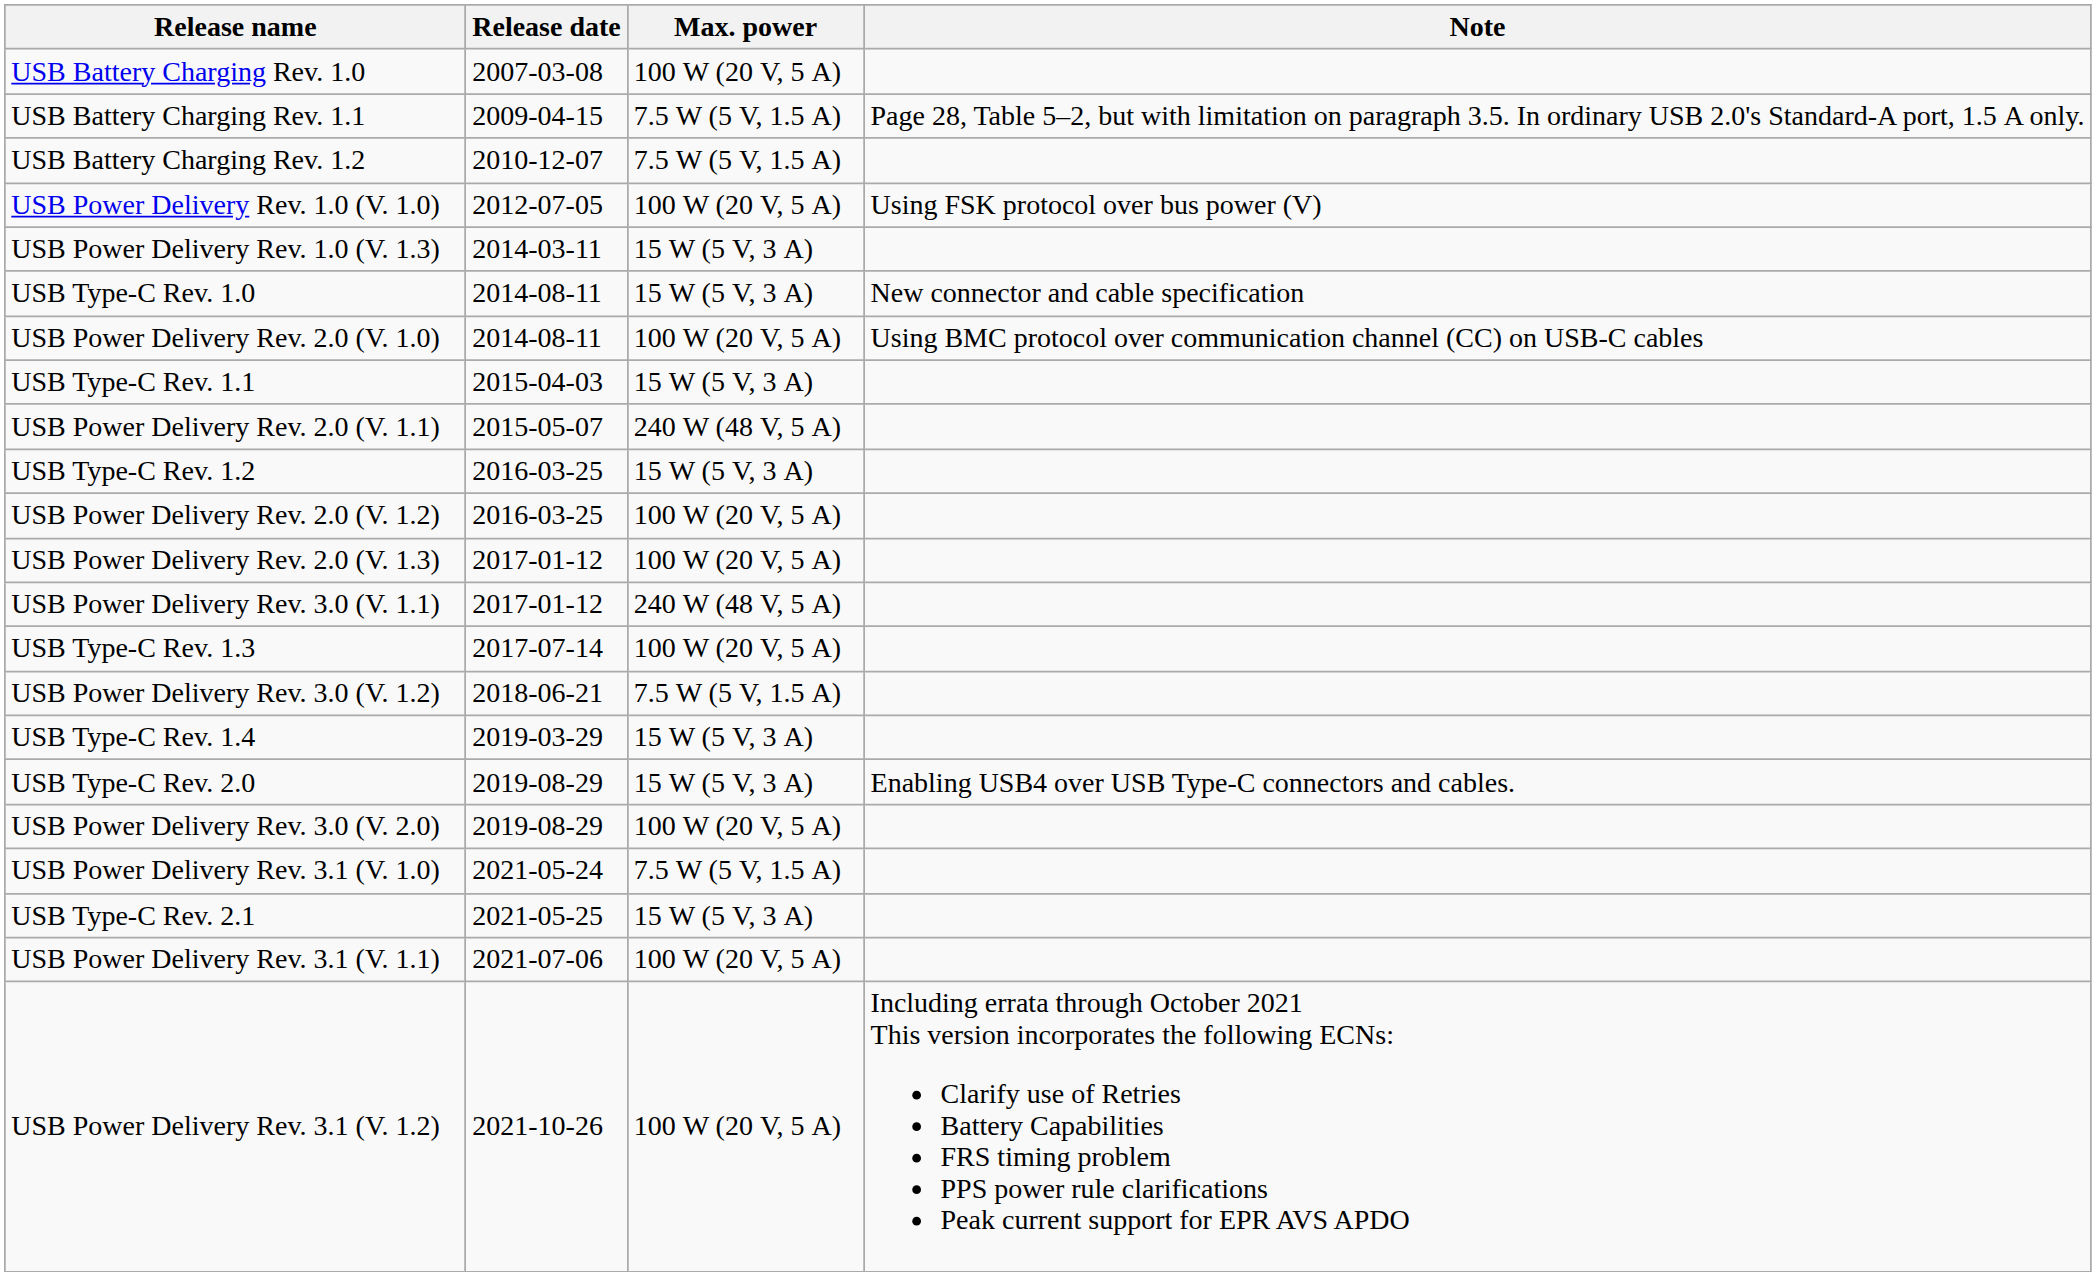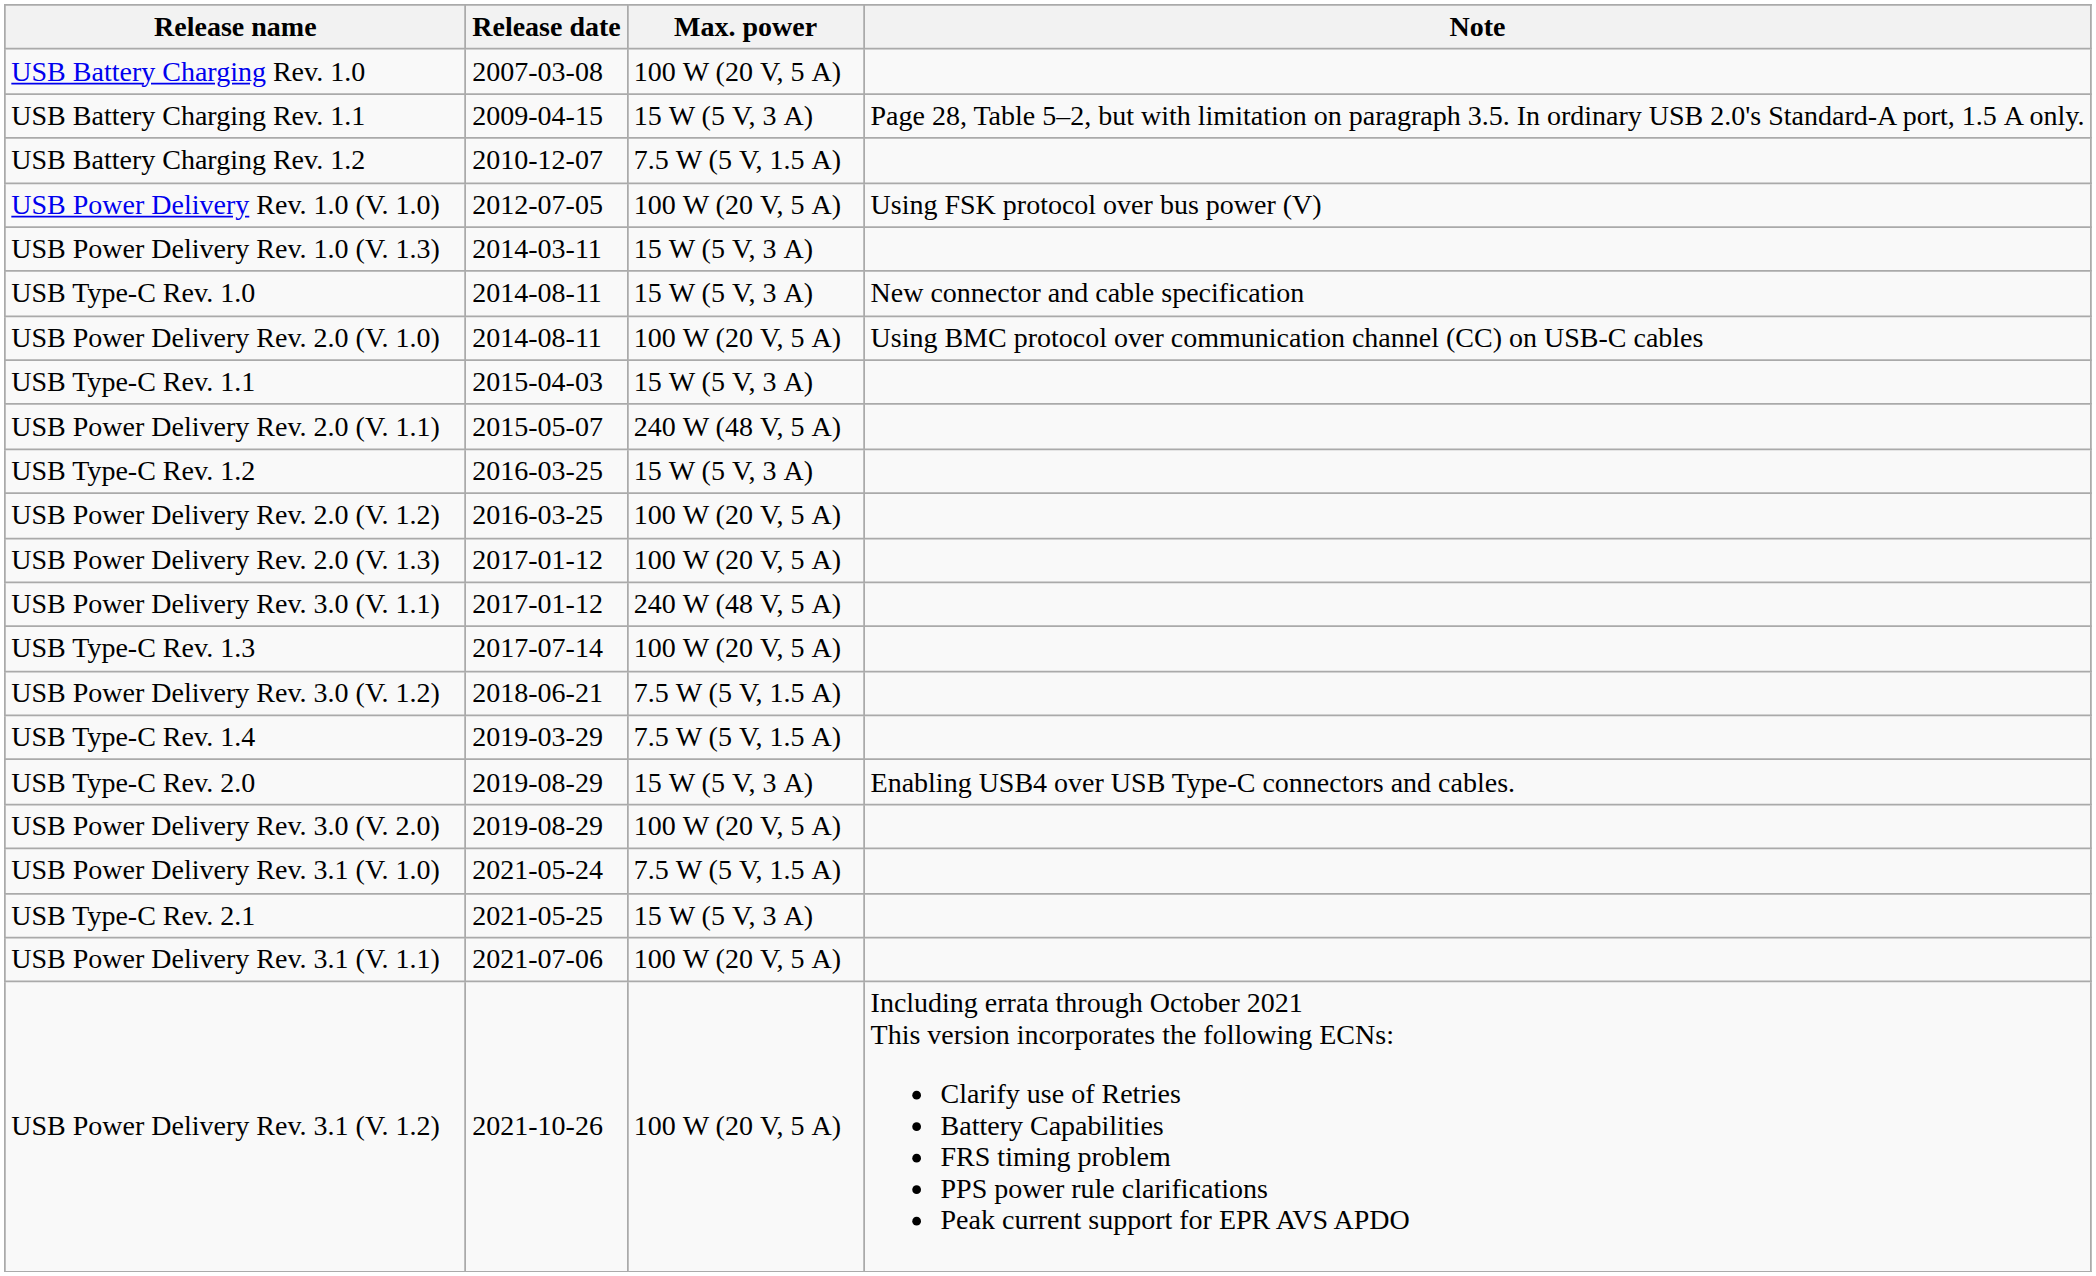(737, 115) 7.5 W (5 V, 1.5 A) -> (723, 115) 15 W (5 V, 3 A)
(723, 737) 15 W (5 V, 3 A) -> (737, 737) 7.5 W (5 V, 1.5 A)
